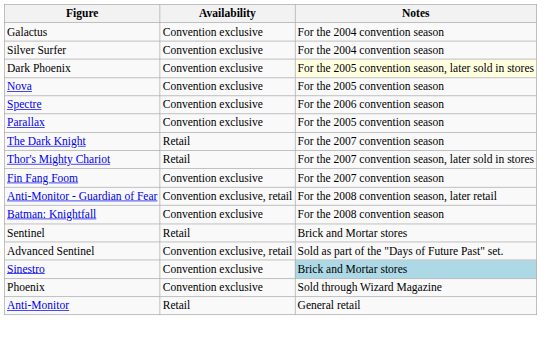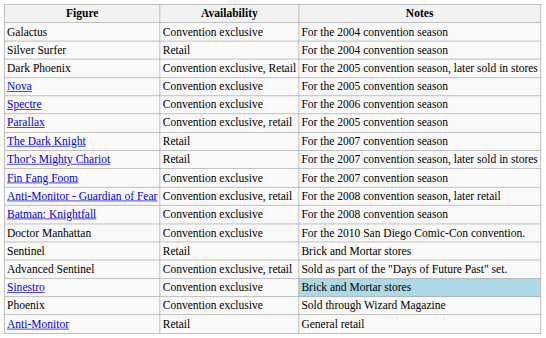(213, 50) Convention exclusive -> (176, 50) Retail
(213, 68) Convention exclusive -> (229, 68) Convention exclusive, Retail
(416, 68) lightyellow background -> (420, 68) no background
(213, 123) Convention exclusive -> (227, 123) Convention exclusive, retail
+ row: (49, 232)
